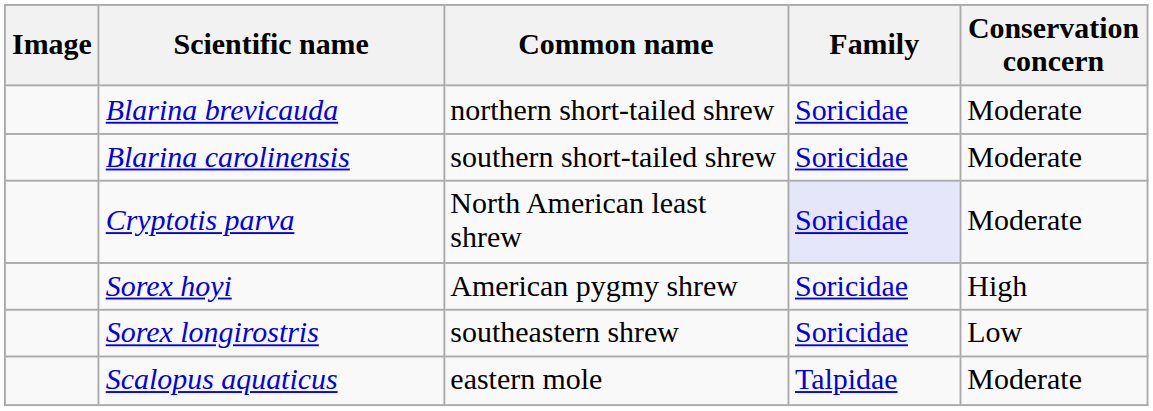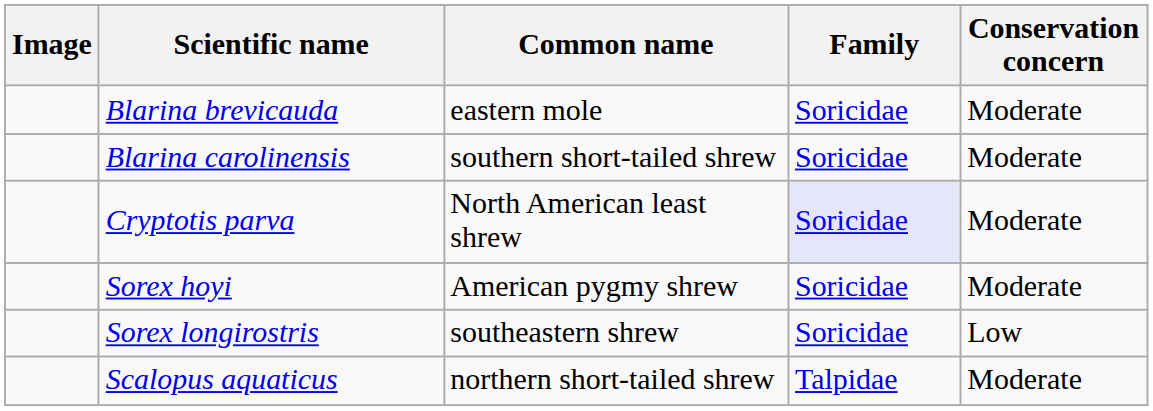(612, 109) northern short-tailed shrew -> (526, 109) eastern mole
(997, 285) High -> (1025, 285) Moderate
(526, 380) eastern mole -> (612, 380) northern short-tailed shrew
